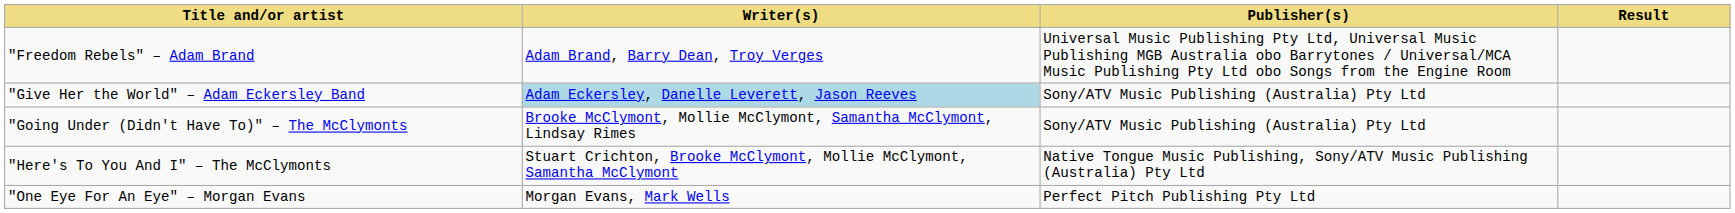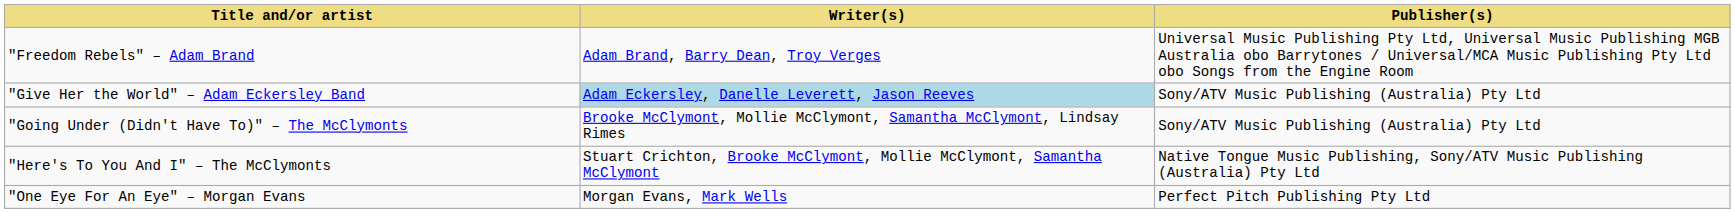- column: (1644, 16)
